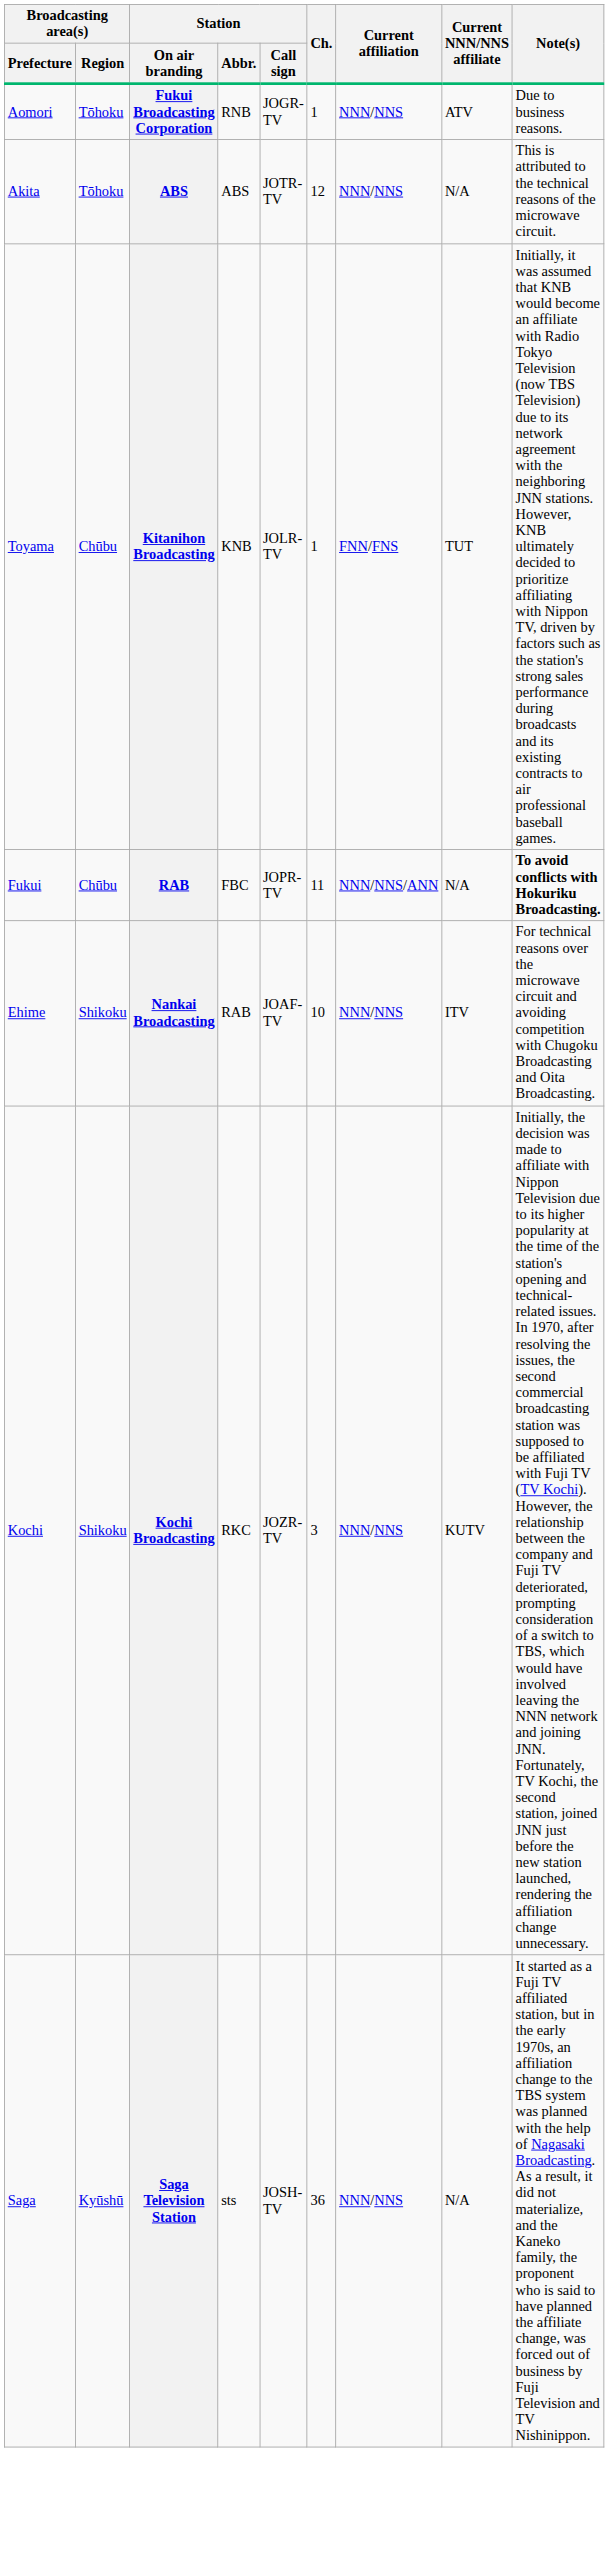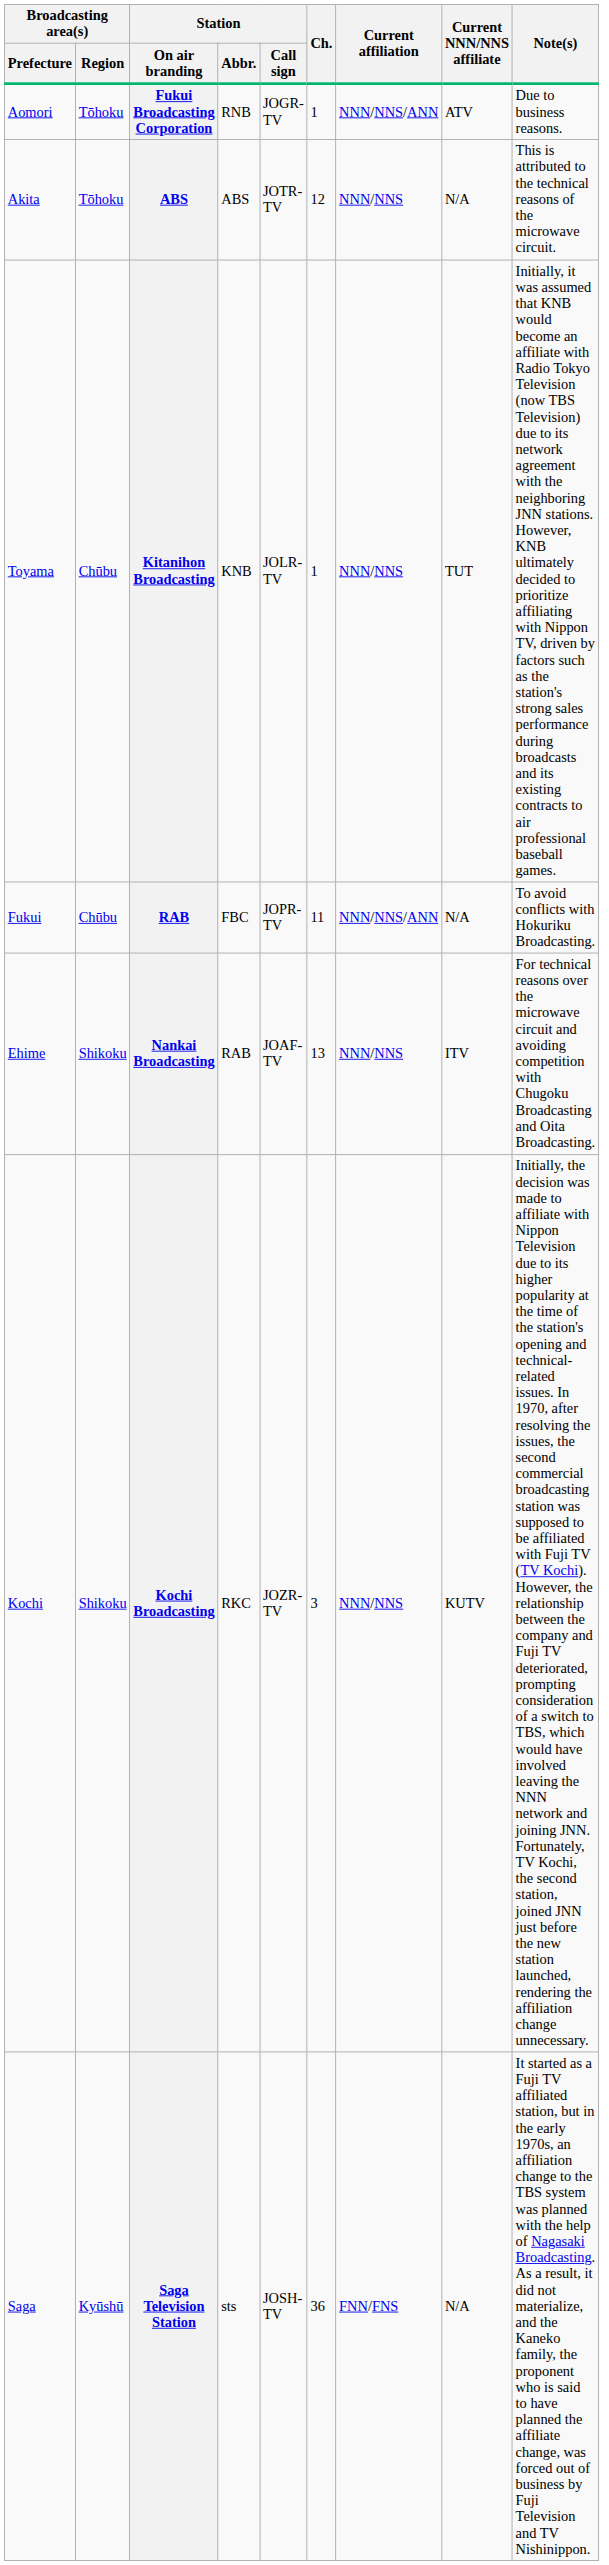(371, 111) NNN/NNS -> (389, 111) NNN/NNS/ANN
(369, 546) FNN/FNS -> (371, 570) NNN/NNS
(558, 885) bold -> (555, 917) normal
(318, 1013) 10 -> (318, 1053) 13
(371, 2201) NNN/NNS -> (369, 2306) FNN/FNS
